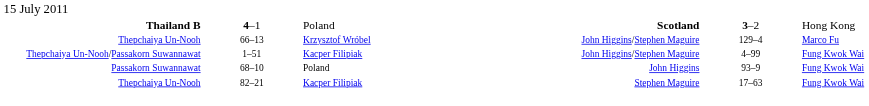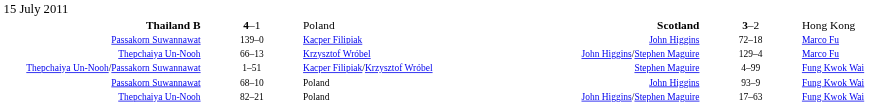+ row: (252, 40)
(333, 54) Kacper Filipiak -> (368, 68) Kacper Filipiak/Krzysztof Wróbel
(640, 54) John Higgins/Stephen Maguire -> (667, 68) Stephen Maguire
(333, 83) Kacper Filipiak -> (316, 97) Poland
(667, 83) Stephen Maguire -> (640, 97) John Higgins/Stephen Maguire
